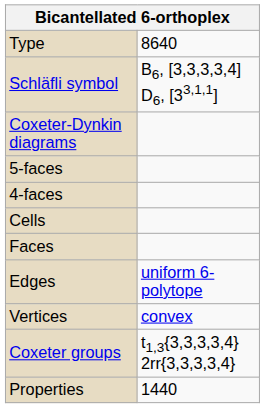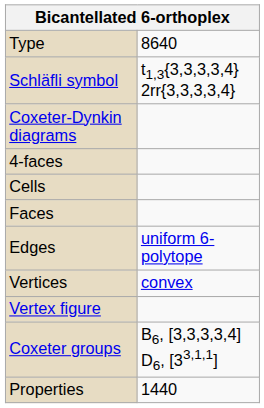(191, 84) B6, [3,3,3,3,4] D6, [33,1,1] -> (190, 80) t1,3{3,3,3,3,4} 2rr{3,3,3,3,4}
- row: (36, 168)
+ row: (55, 309)
(190, 353) t1,3{3,3,3,3,4} 2rr{3,3,3,3,4} -> (191, 350) B6, [3,3,3,3,4] D6, [33,1,1]
